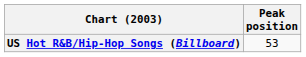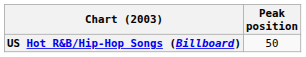(272, 43) 53 -> (272, 43) 50
